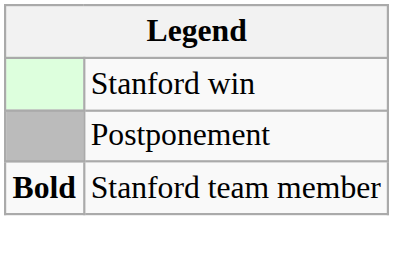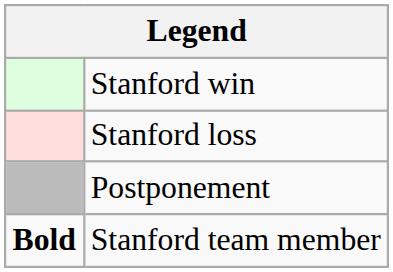+ row: (174, 135)
